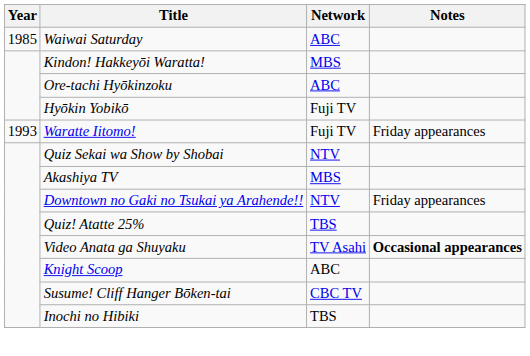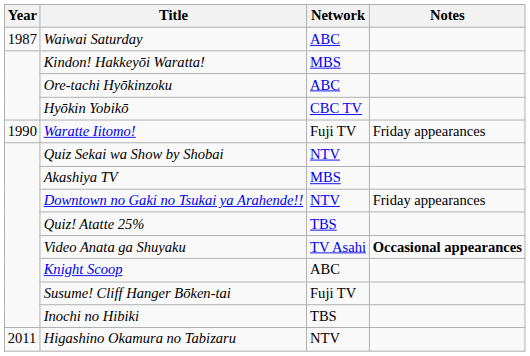(22, 39) 1985 -> (22, 39) 1987
(333, 108) Fuji TV -> (336, 108) CBC TV
(22, 131) 1993 -> (22, 131) 1990
(336, 293) CBC TV -> (333, 293) Fuji TV
+ row: (140, 339)
